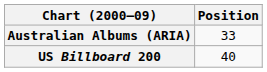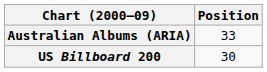(228, 56) 40 -> (228, 56) 30
